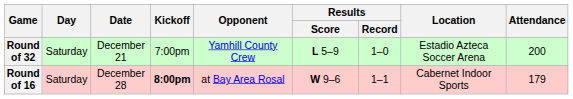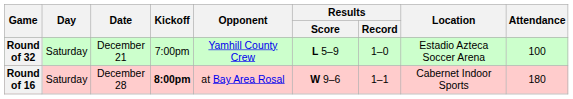(537, 51) 200 -> (537, 51) 100
(537, 79) 179 -> (537, 79) 180
